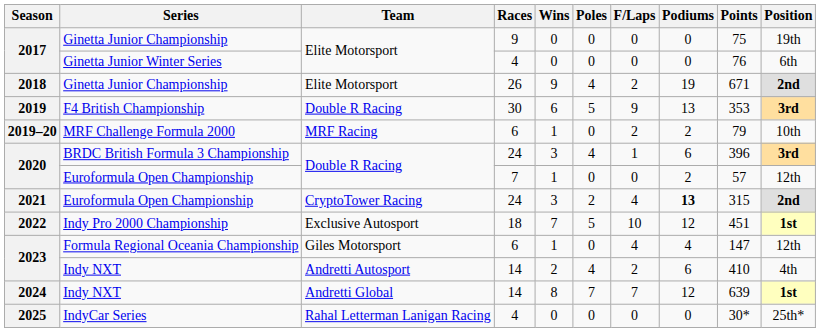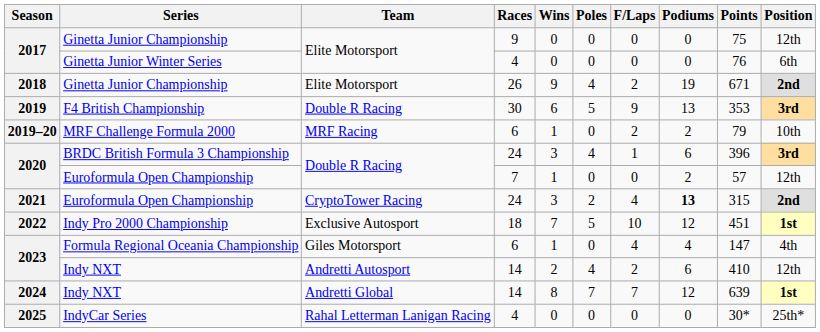(788, 39) 19th -> (788, 39) 12th
(788, 246) 12th -> (788, 246) 4th
(788, 269) 4th -> (788, 269) 12th
